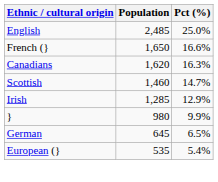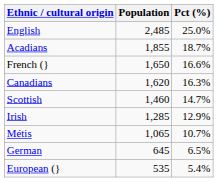+ row: (27, 47)
+ row: (19, 133)
- row: (9, 116)
